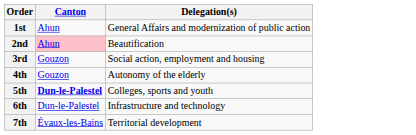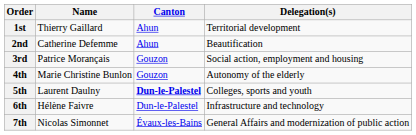+ column: (85, 12)
(209, 28) General Affairs and modernization of public action -> (253, 28) Territorial development
(49, 43) pink background -> (147, 43) no background
(155, 122) Territorial development -> (308, 122) General Affairs and modernization of public action
